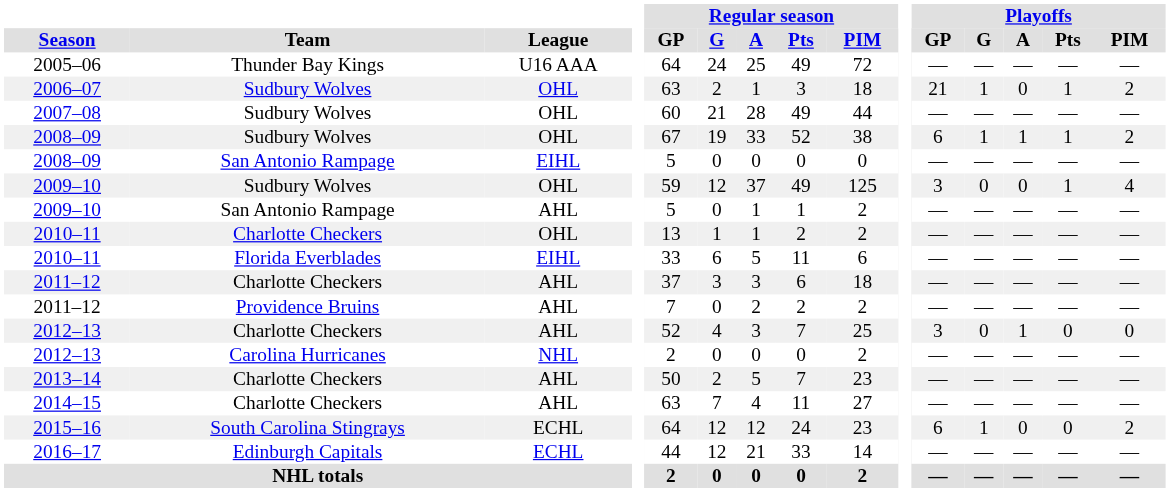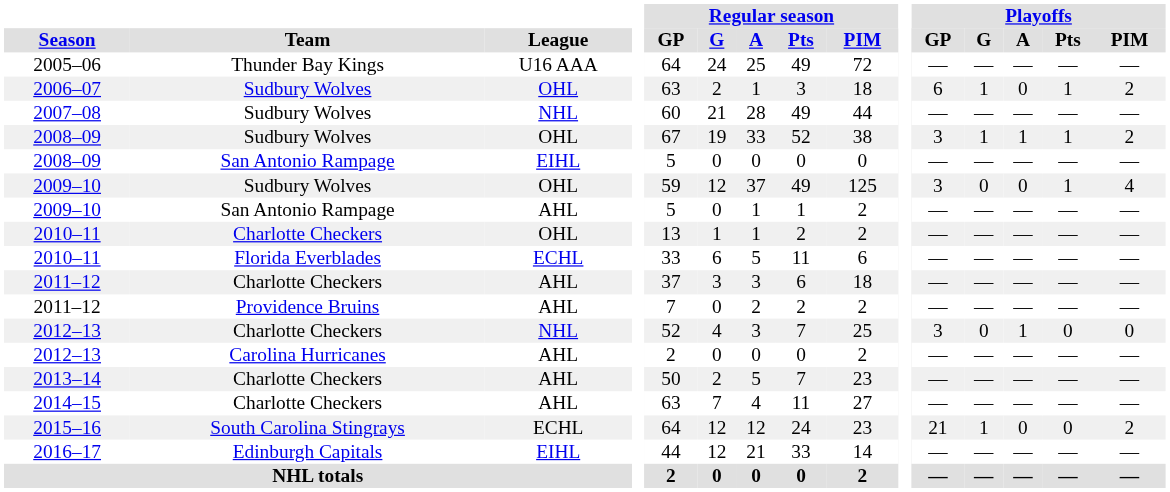(938, 88) 21 -> (938, 88) 6
(558, 112) OHL -> (558, 112) NHL
(938, 136) 6 -> (938, 136) 3
(558, 257) EIHL -> (558, 257) ECHL
(558, 330) AHL -> (558, 330) NHL
(558, 354) NHL -> (558, 354) AHL
(938, 427) 6 -> (938, 427) 21
(558, 451) ECHL -> (558, 451) EIHL
